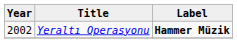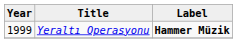(19, 30) 2002 -> (19, 30) 1999
